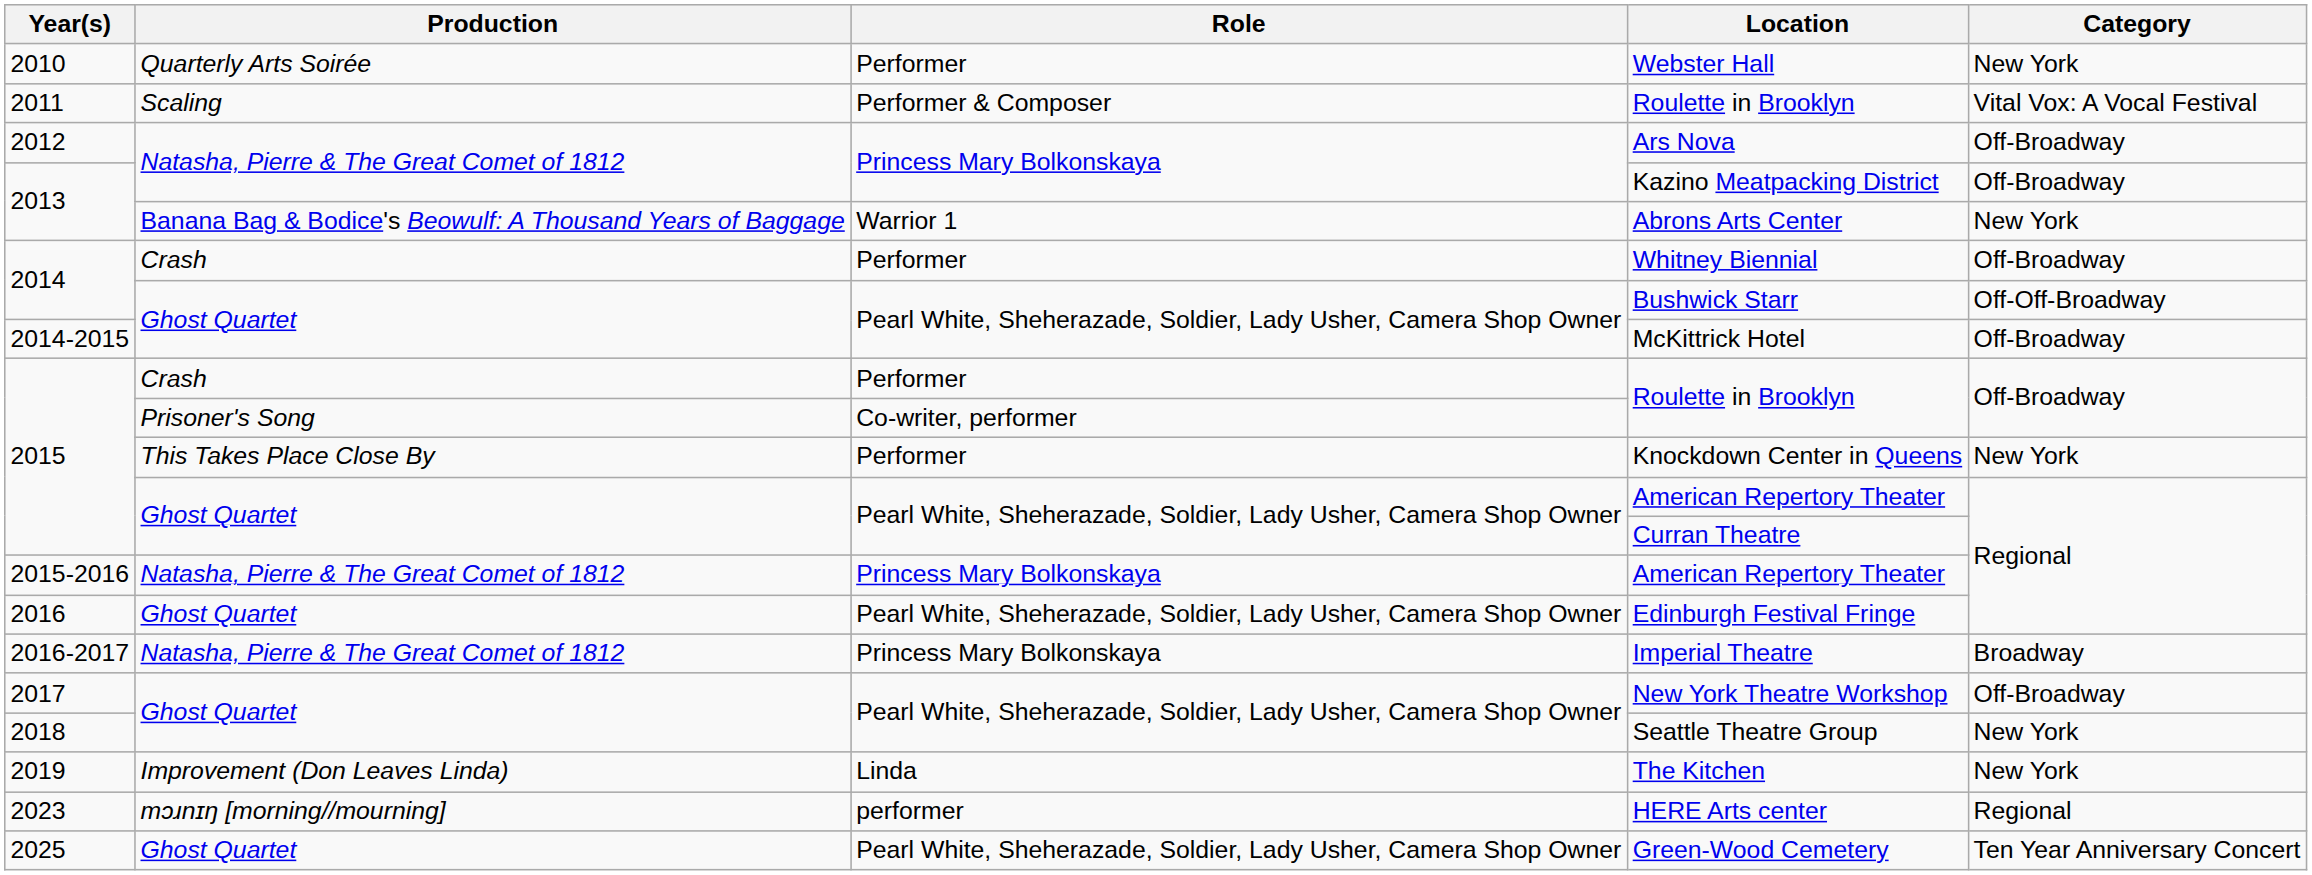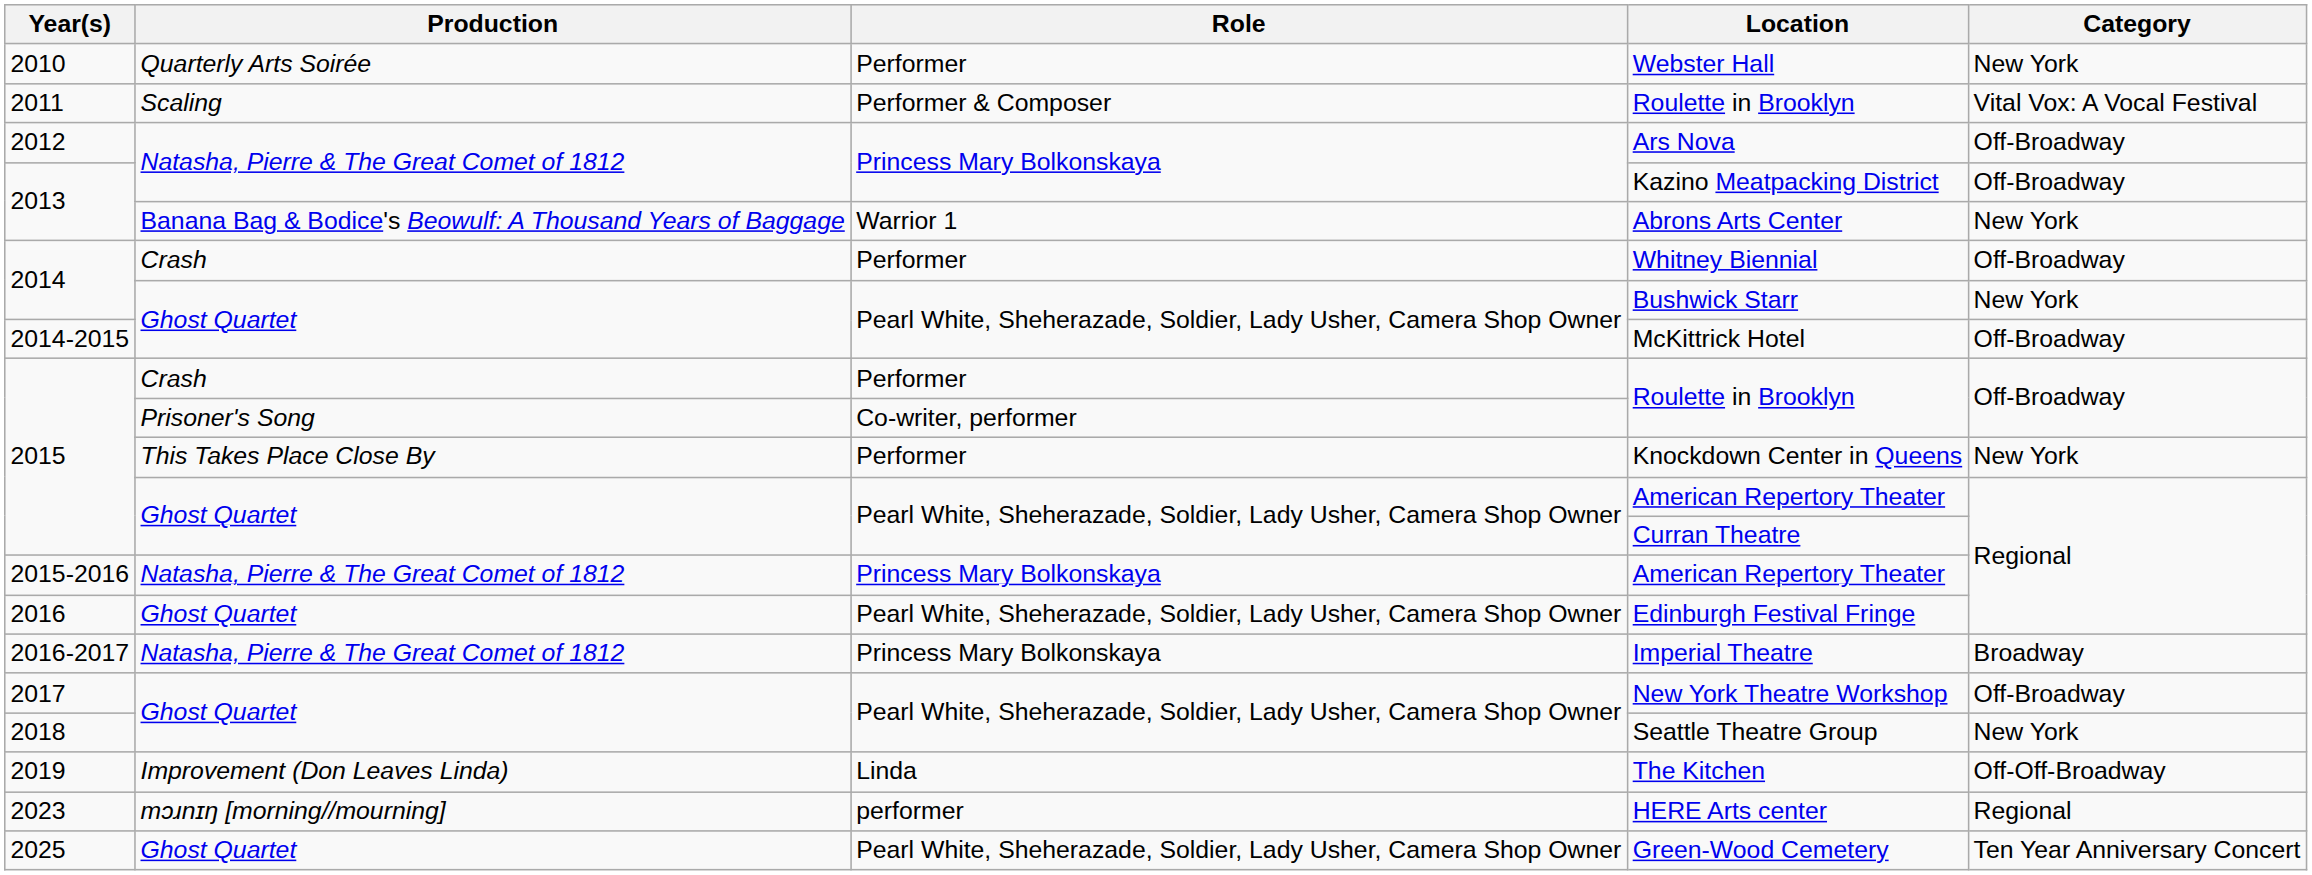(2070, 299) Off-Off-Broadway -> (2026, 299) New York
(2026, 771) New York -> (2070, 771) Off-Off-Broadway
